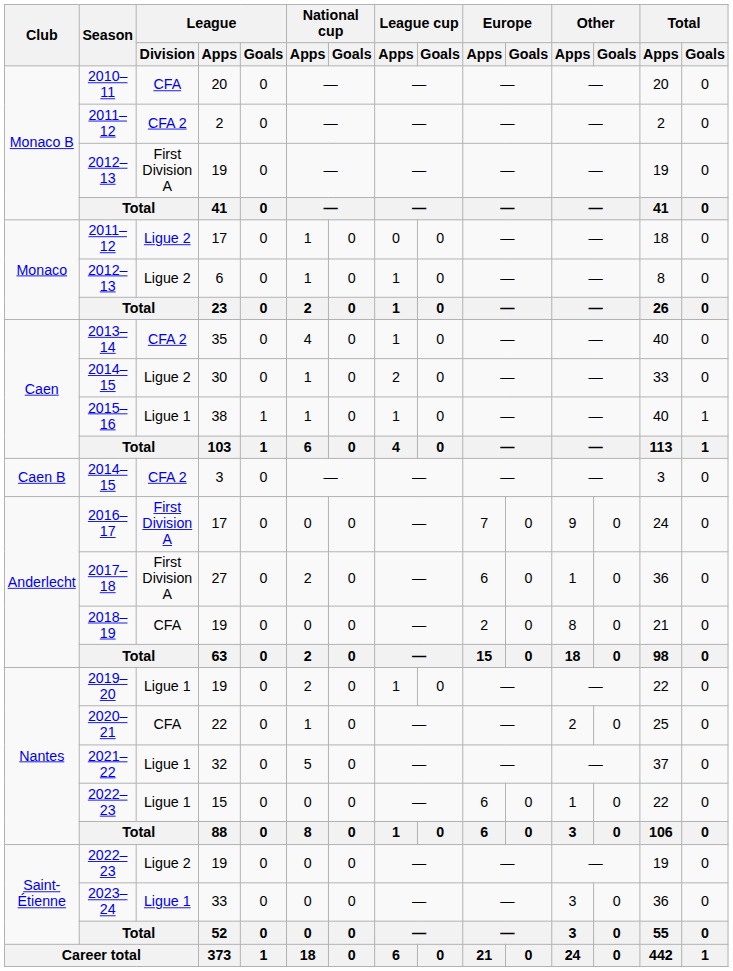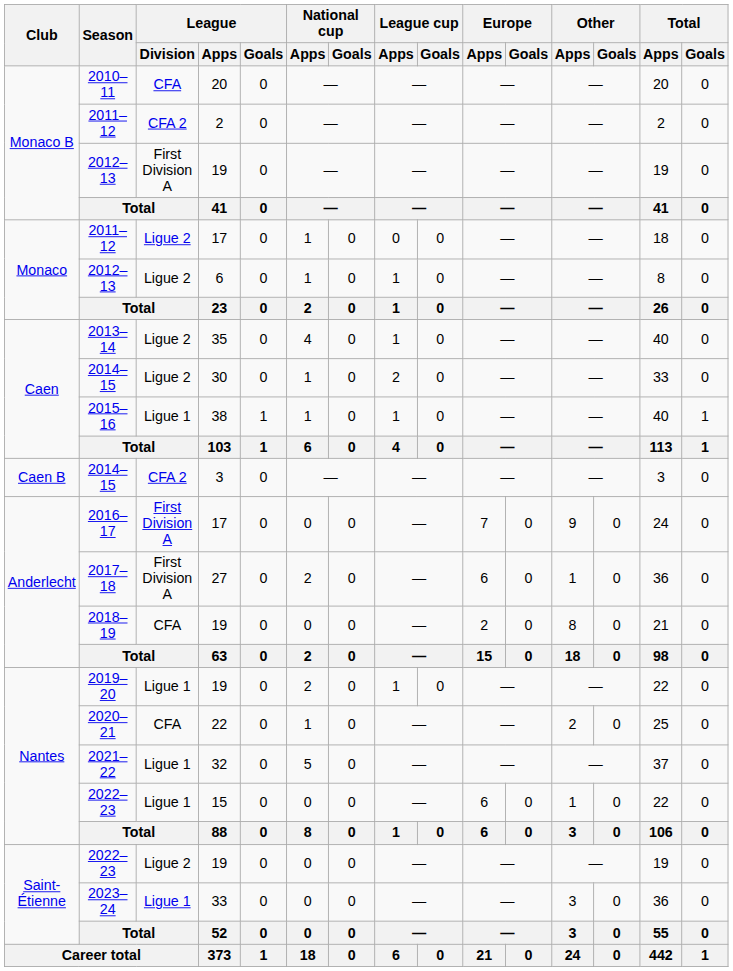(167, 339) CFA 2 -> (167, 339) Ligue 2
